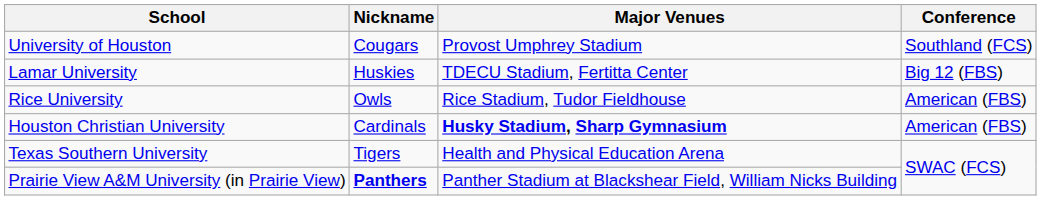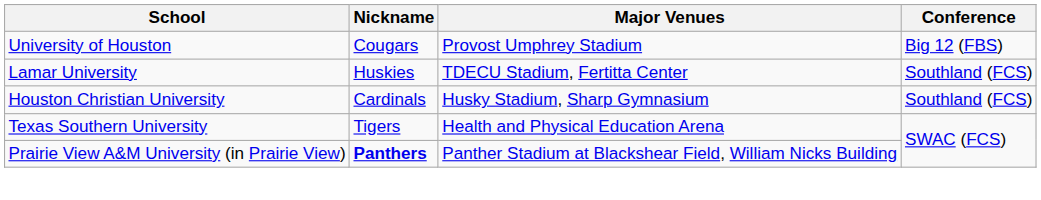(969, 45) Southland (FCS) -> (954, 45) Big 12 (FBS)
(954, 72) Big 12 (FBS) -> (969, 72) Southland (FCS)
- row: (66, 99)
(585, 126) bold -> (575, 99) normal
(966, 126) American (FBS) -> (969, 99) Southland (FCS)
